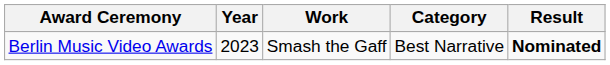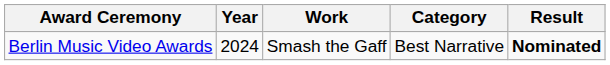(240, 45) 2023 -> (240, 45) 2024
